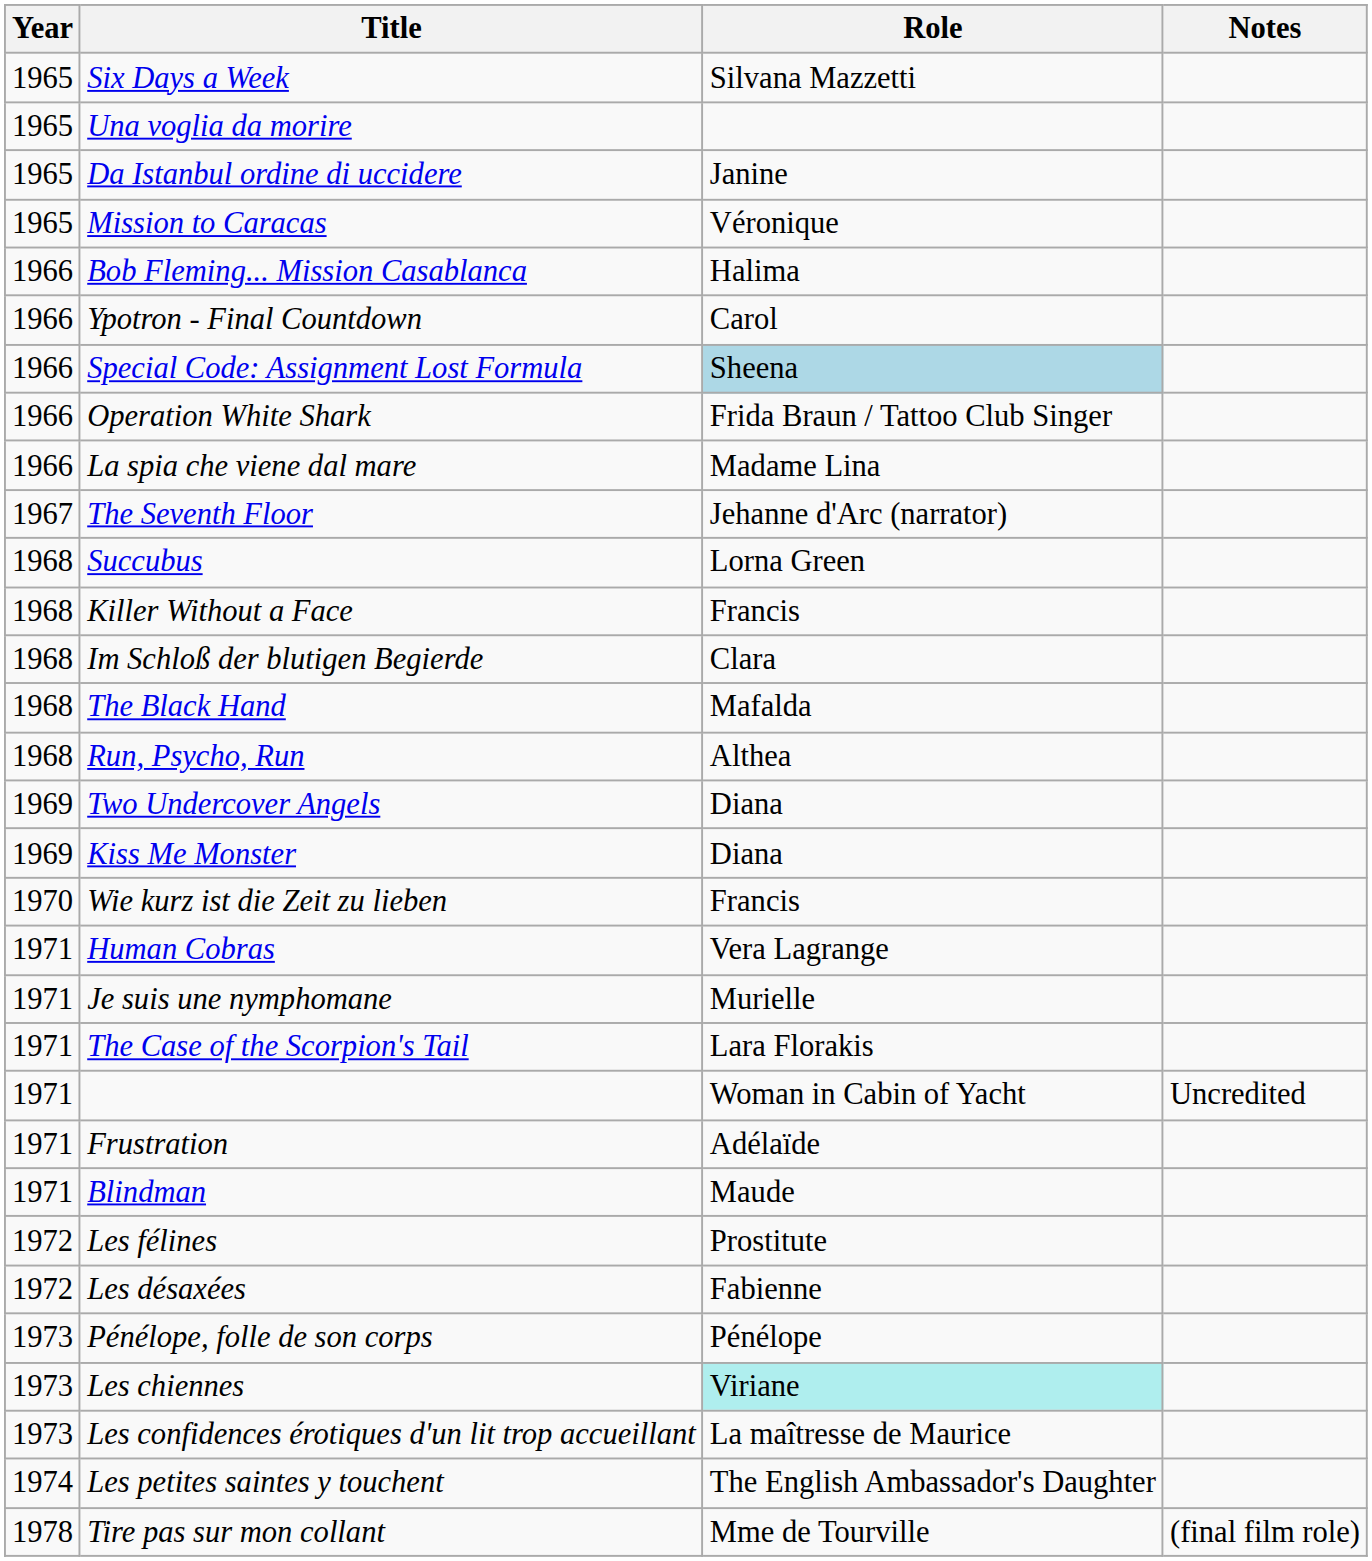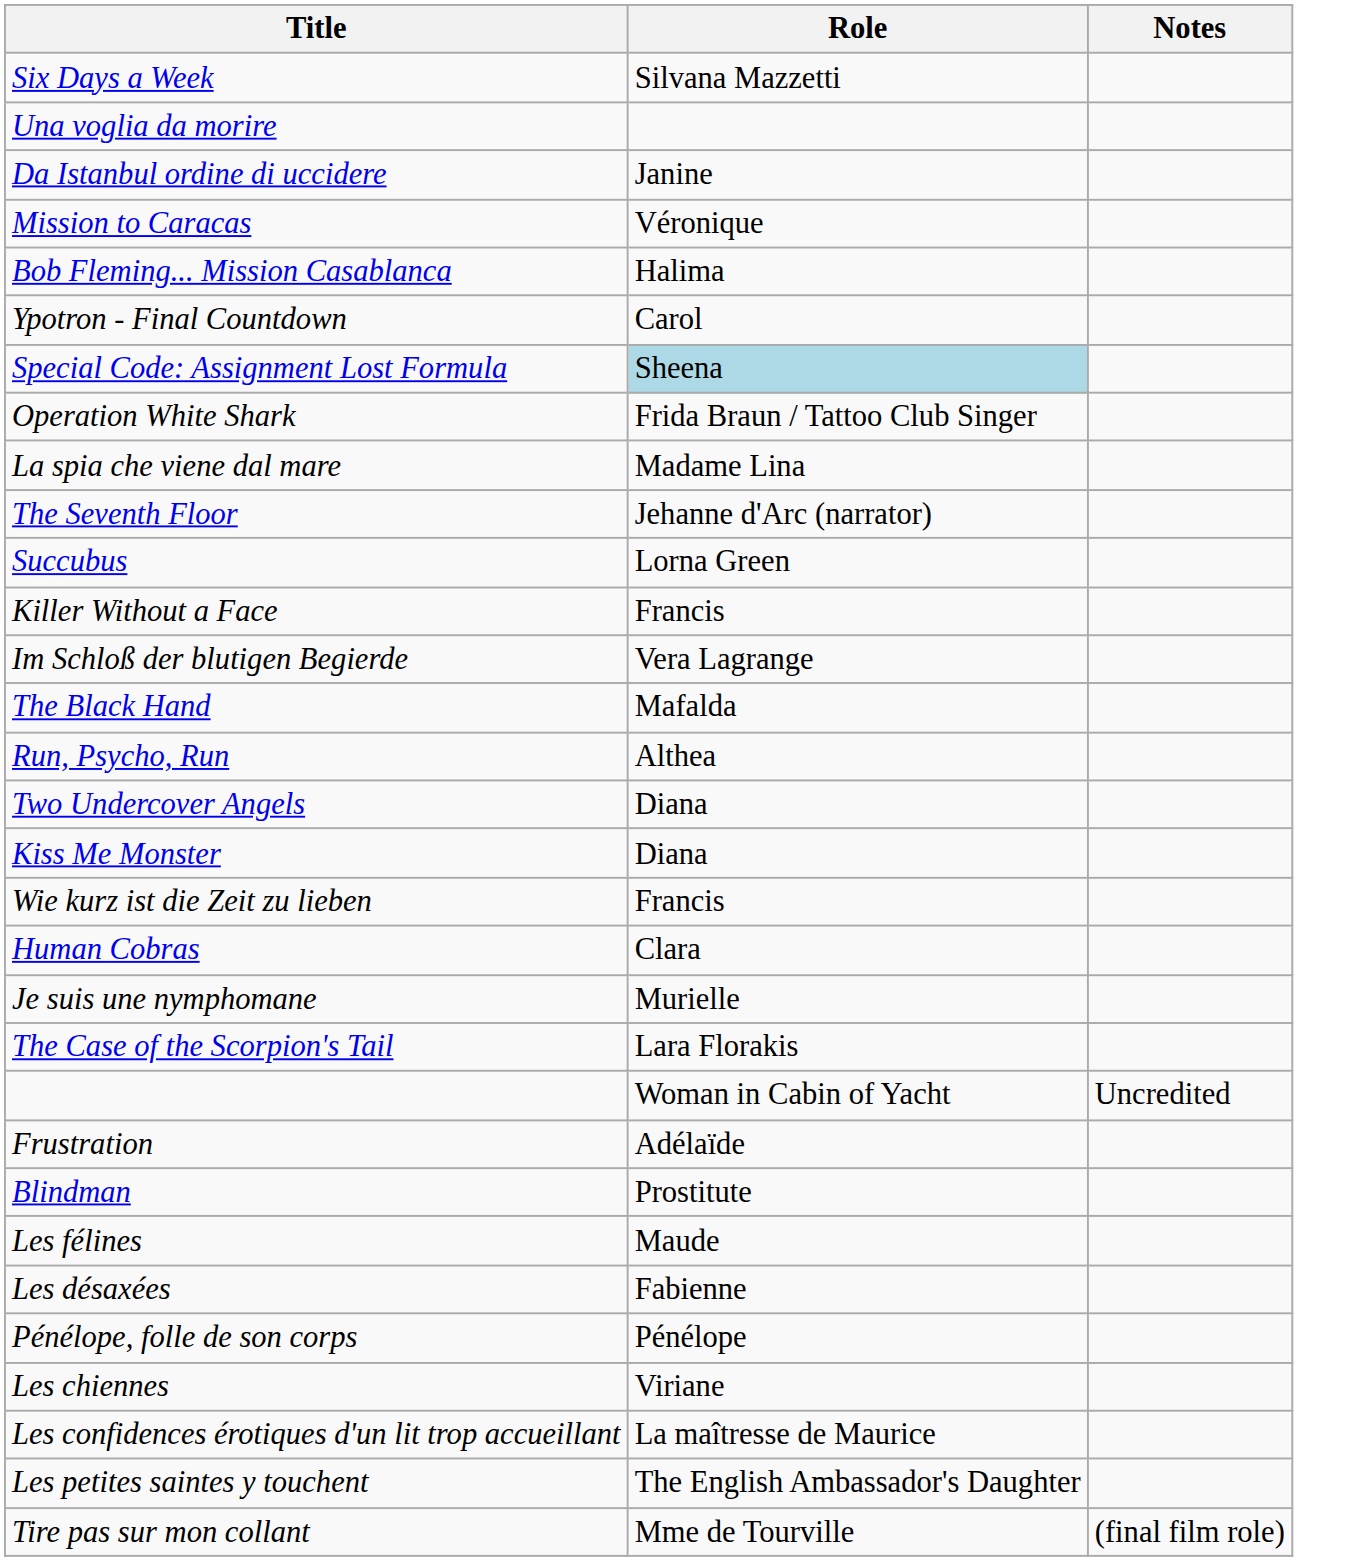- column: (43, 28)
(743, 658) Clara -> (724, 658) Vera Lagrange
(799, 949) Vera Lagrange -> (668, 949) Clara
(752, 1191) Maude -> (693, 1191) Prostitute
(768, 1240) Prostitute -> (677, 1240) Maude
(755, 1385) paleturquoise background -> (680, 1385) no background
